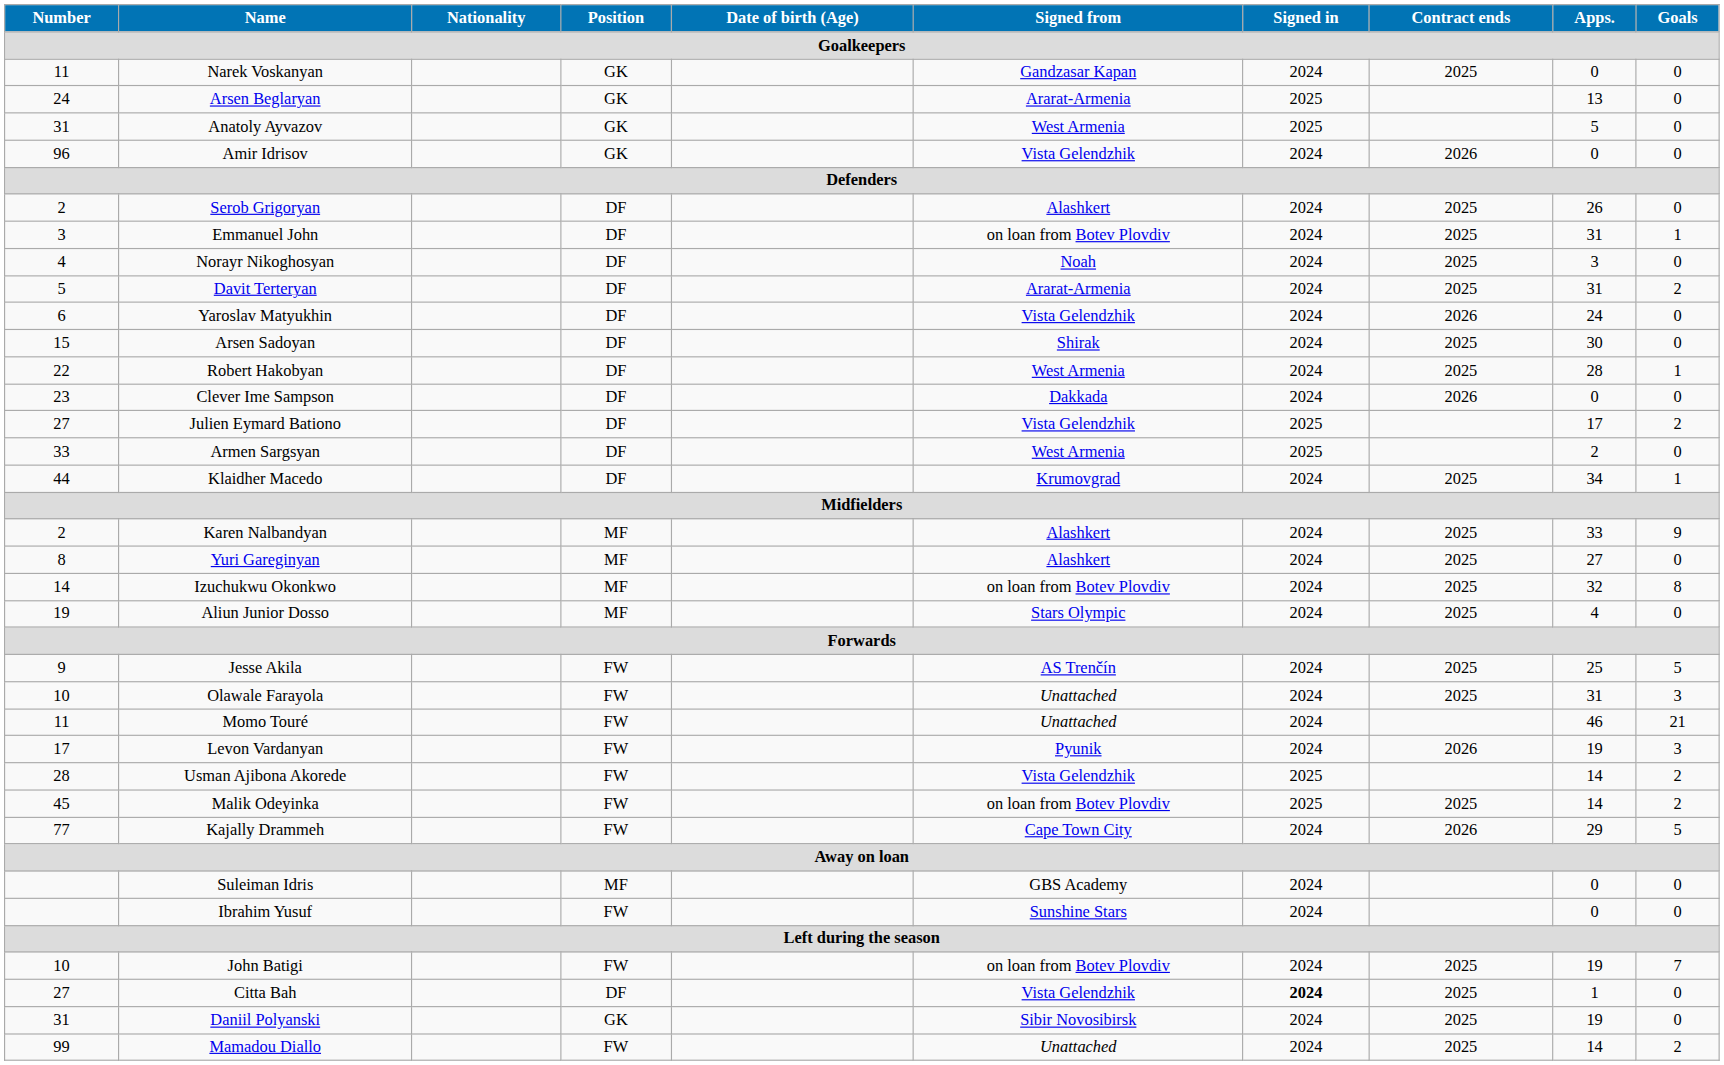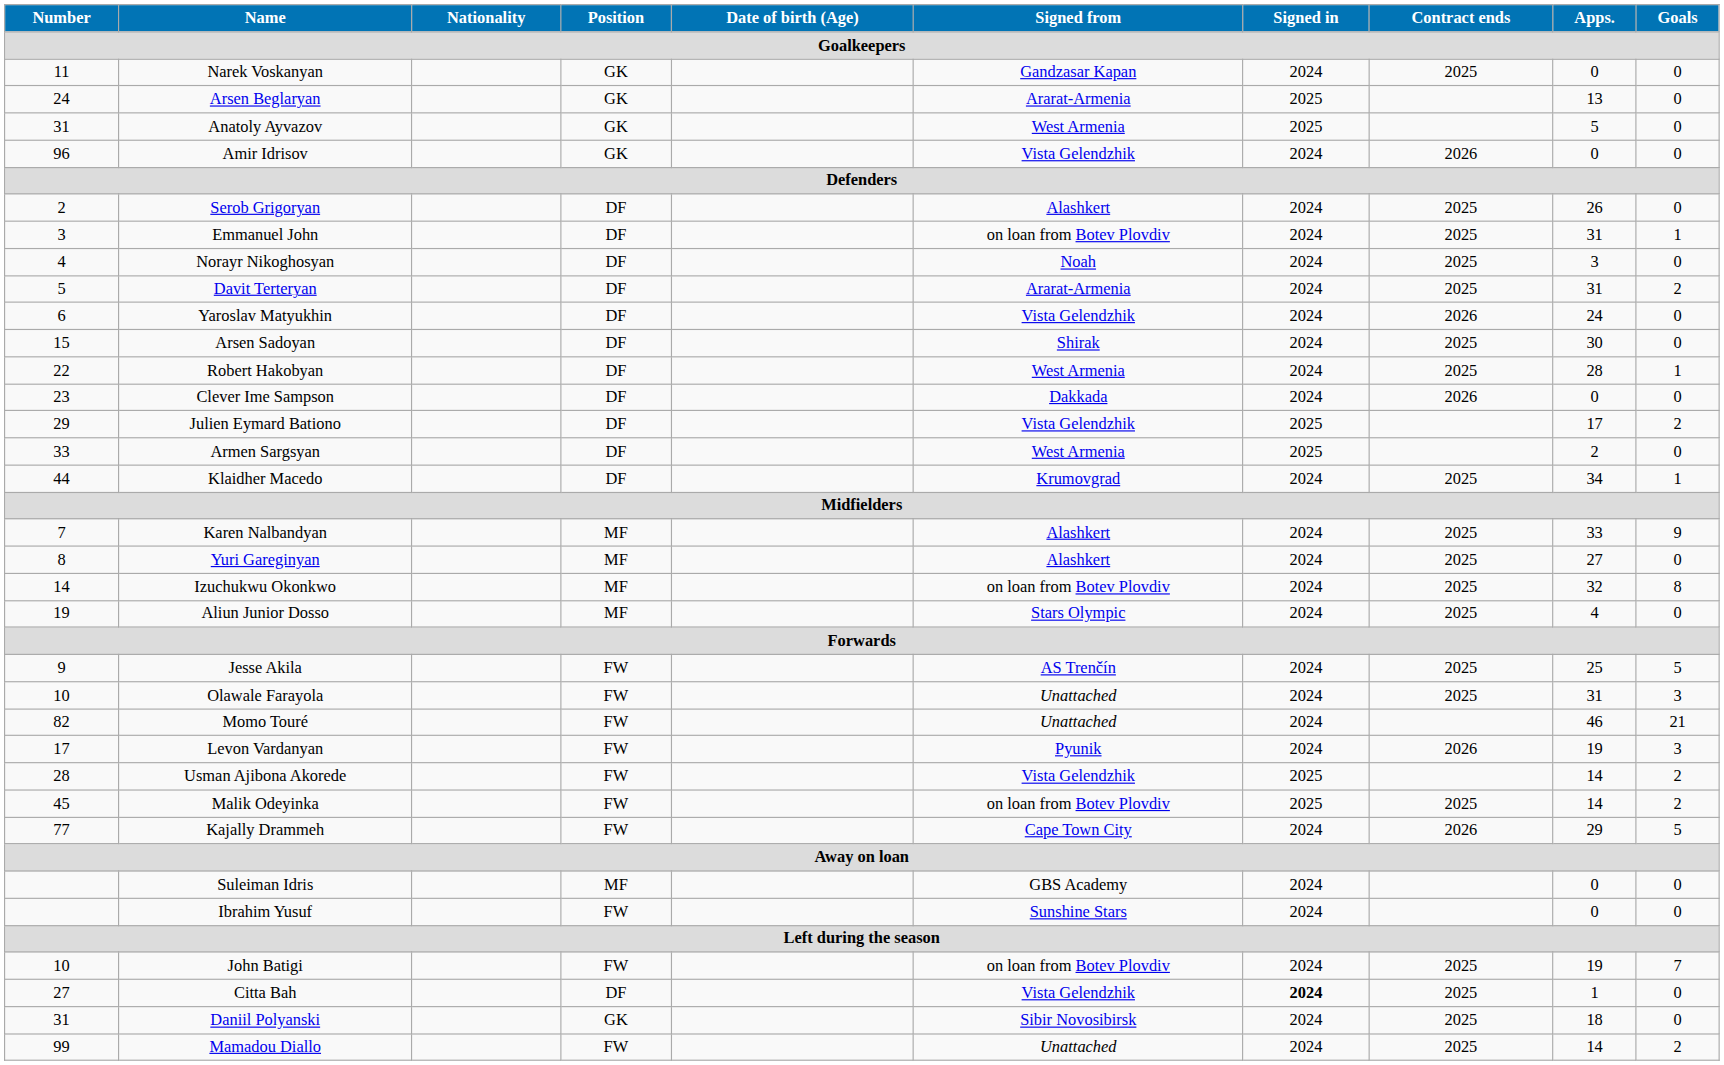(62, 424) 27 -> (62, 424) 29
(62, 532) 2 -> (62, 532) 7
(62, 722) 11 -> (62, 722) 82
(1595, 1020) 19 -> (1595, 1020) 18
